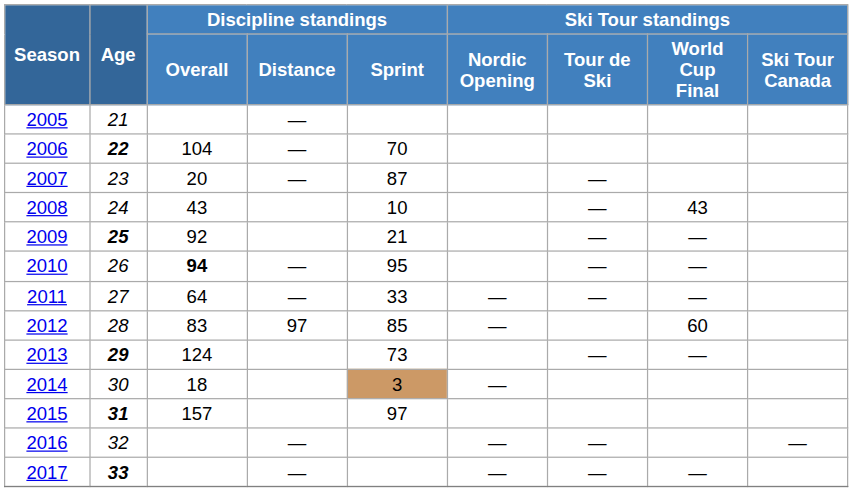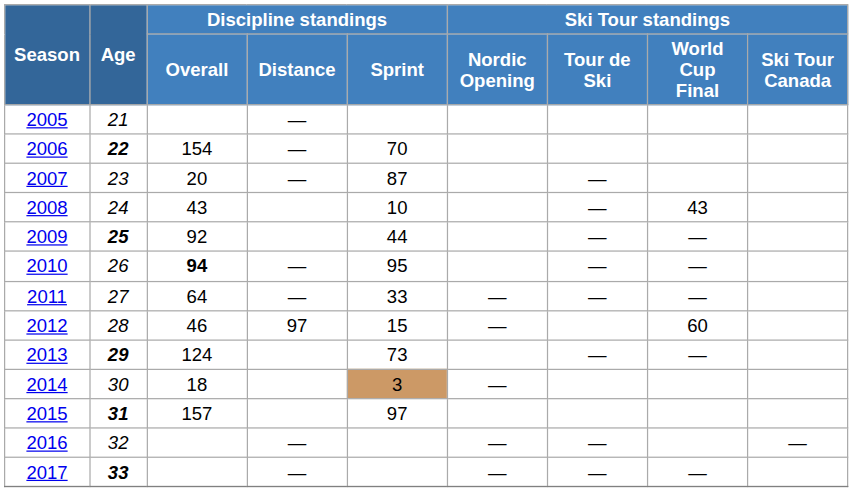(197, 149) 104 -> (197, 149) 154
(397, 237) 21 -> (397, 237) 44
(197, 325) 83 -> (197, 325) 46
(397, 325) 85 -> (397, 325) 15
